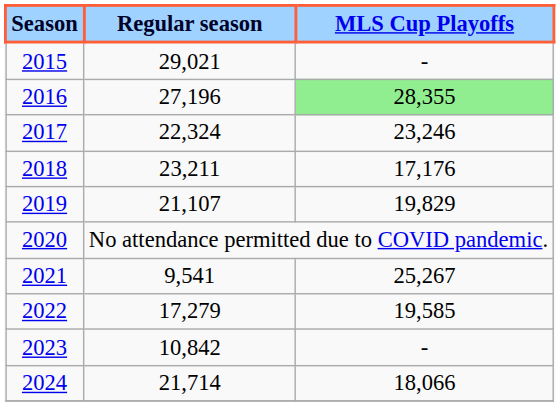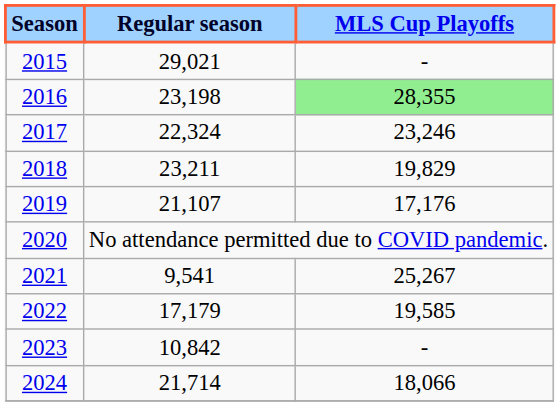(190, 96) 27,196 -> (190, 96) 23,198
(425, 168) 17,176 -> (425, 168) 19,829
(425, 204) 19,829 -> (425, 204) 17,176
(190, 311) 17,279 -> (190, 311) 17,179
